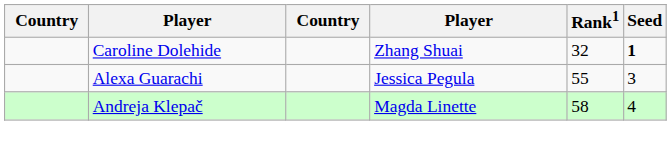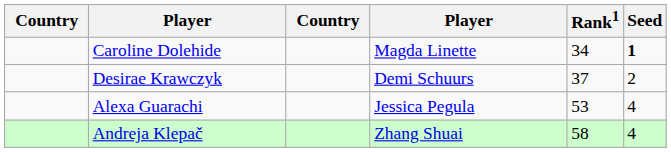(418, 50) Zhang Shuai -> (425, 50) Magda Linette
(580, 50) 32 -> (580, 50) 34
+ row: (157, 78)
(580, 78) 55 -> (580, 106) 53
(632, 78) 3 -> (632, 106) 4
(425, 106) Magda Linette -> (418, 133) Zhang Shuai
